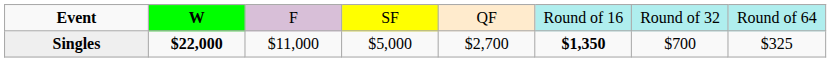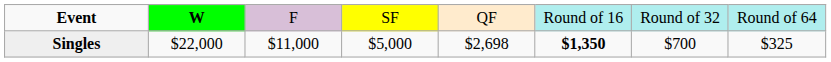(197, 44) bold -> (197, 44) normal
(487, 44) $2,700 -> (487, 44) $2,698
